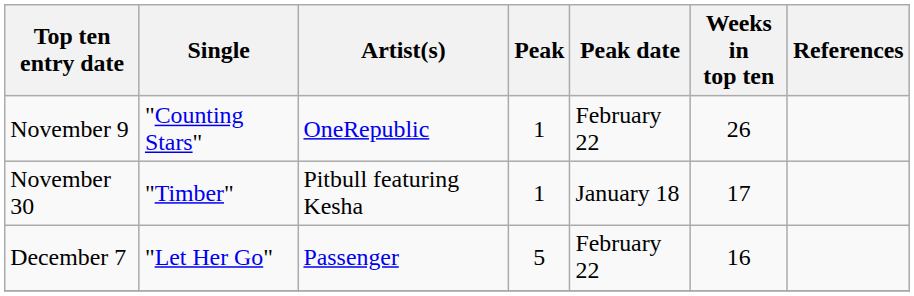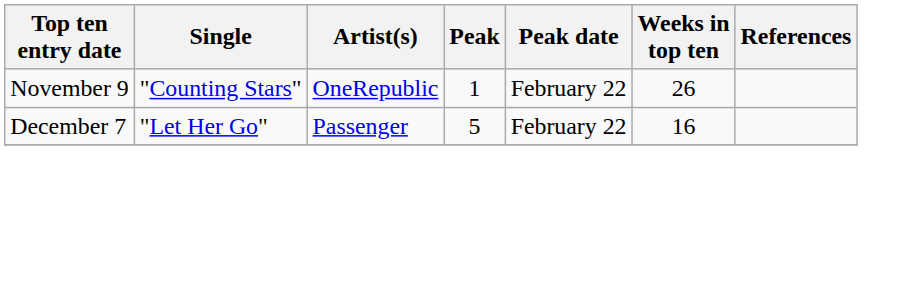- row: (61, 192)
